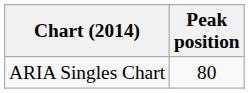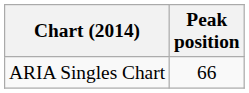(207, 72) 80 -> (207, 72) 66
